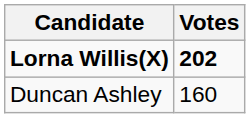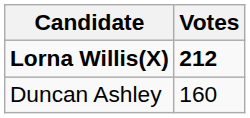(198, 58) 202 -> (198, 58) 212
